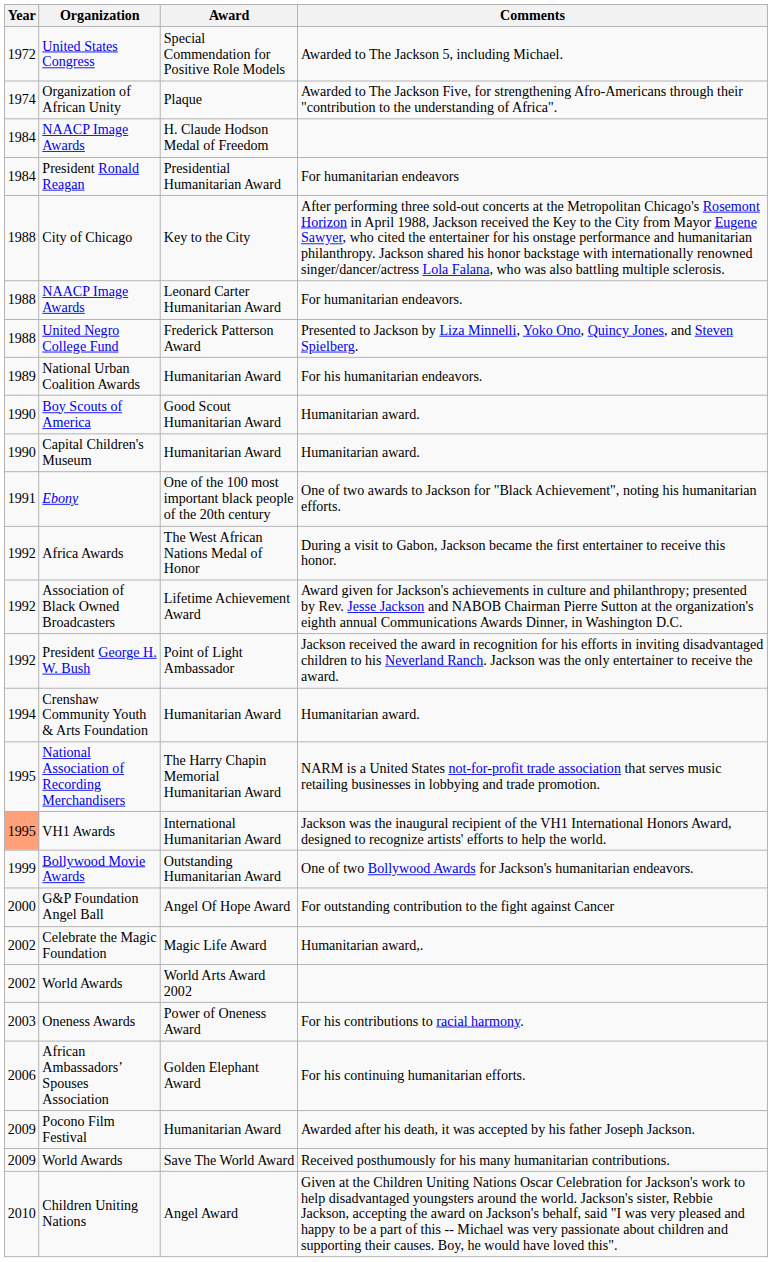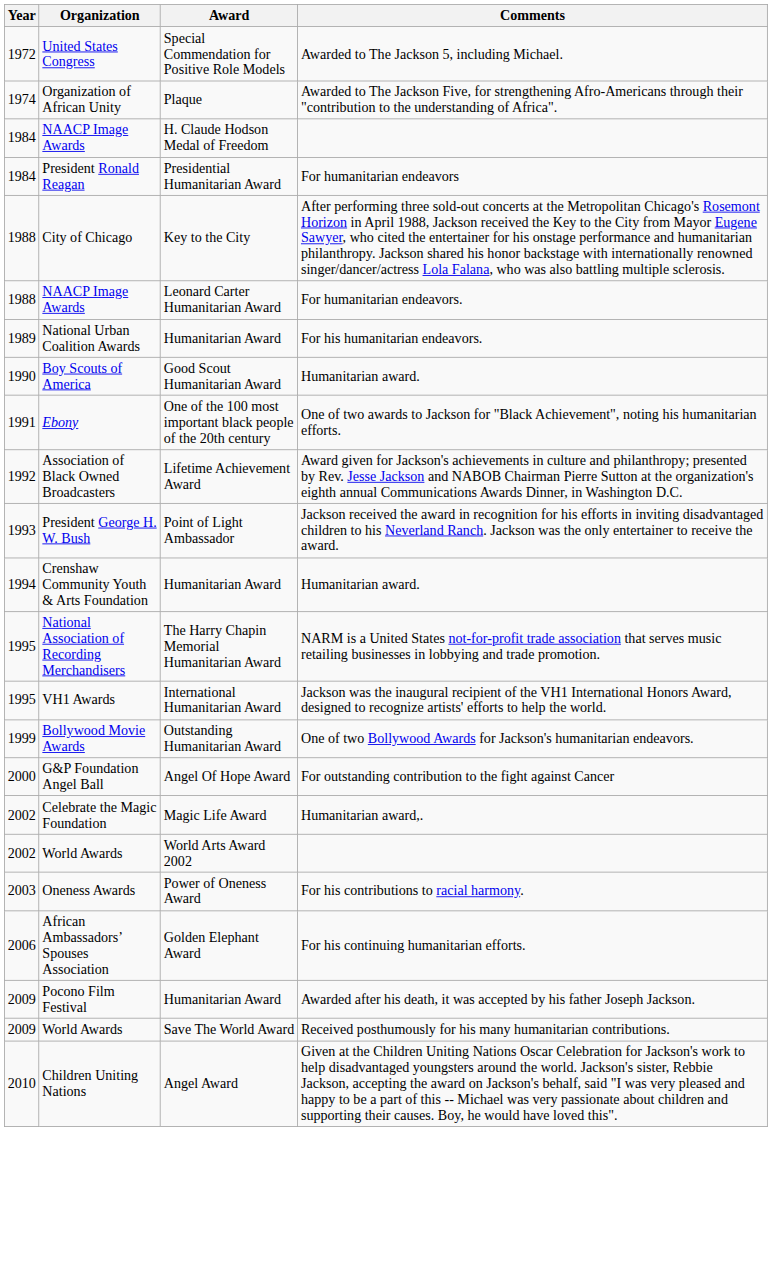- row: (81, 338)
- row: (93, 452)
- row: (83, 552)
(22, 660) 1992 -> (22, 530) 1993
(22, 830) lightsalmon background -> (22, 700) no background
